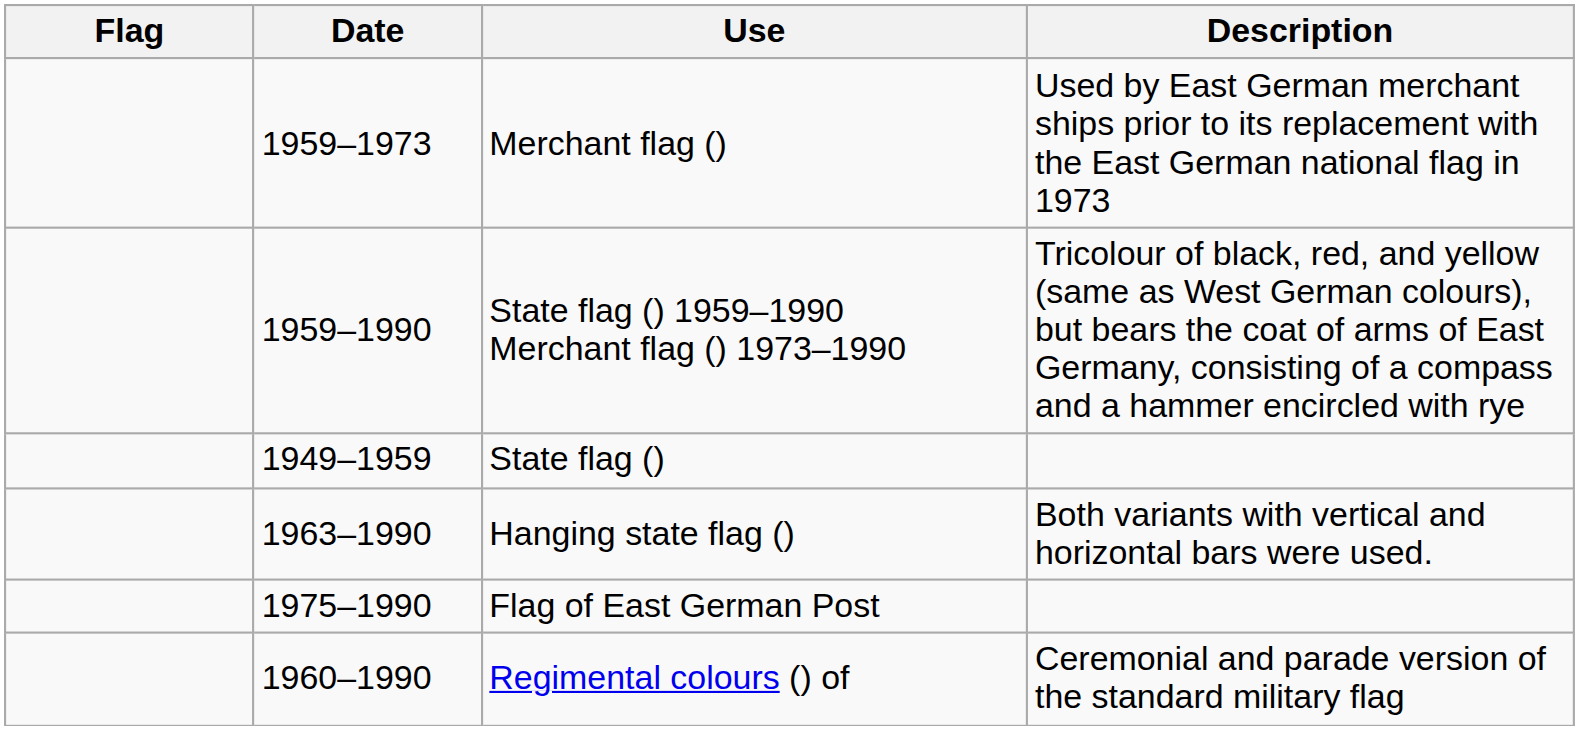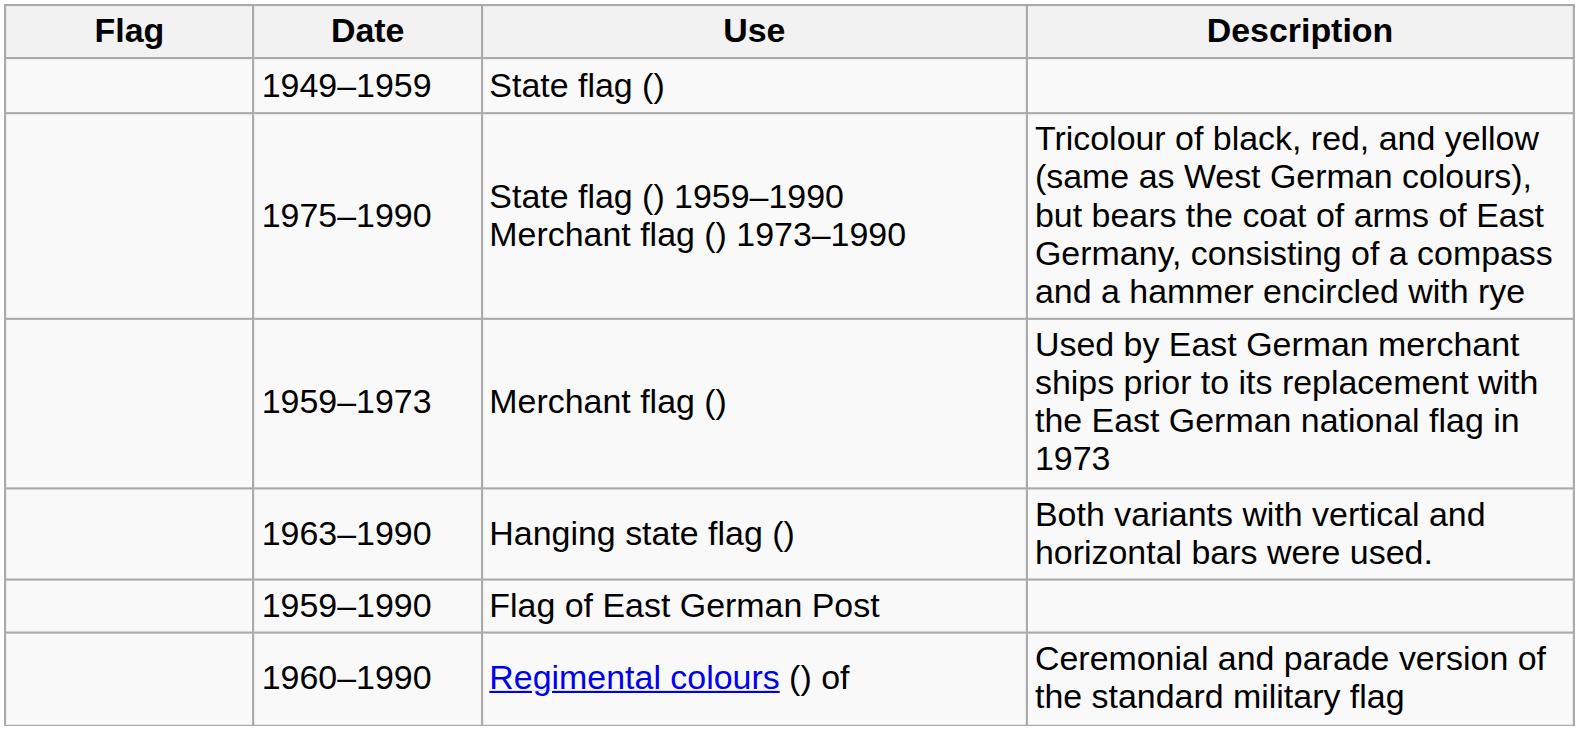rows swapped: (577, 459) <-> (608, 142)
(347, 329) 1959–1990 -> (347, 215) 1975–1990
(347, 605) 1975–1990 -> (347, 605) 1959–1990
